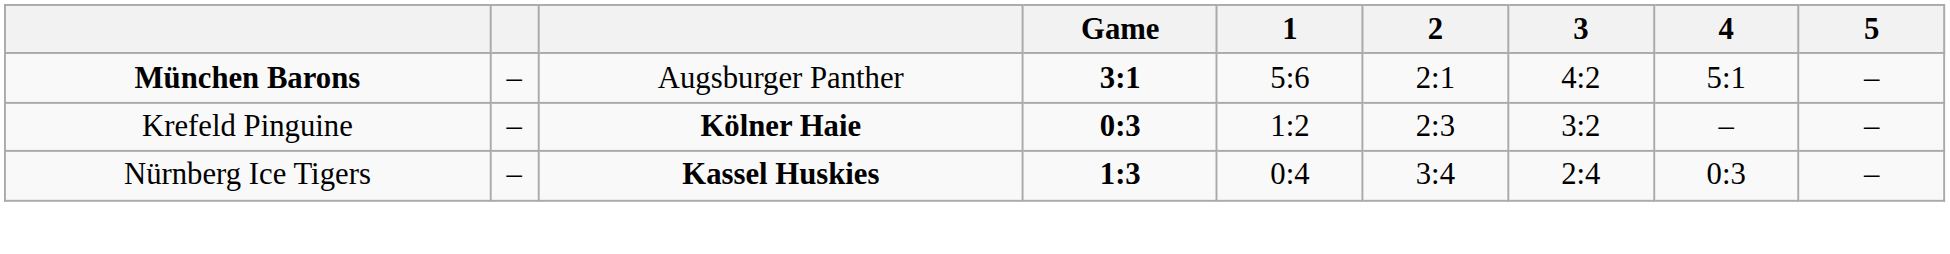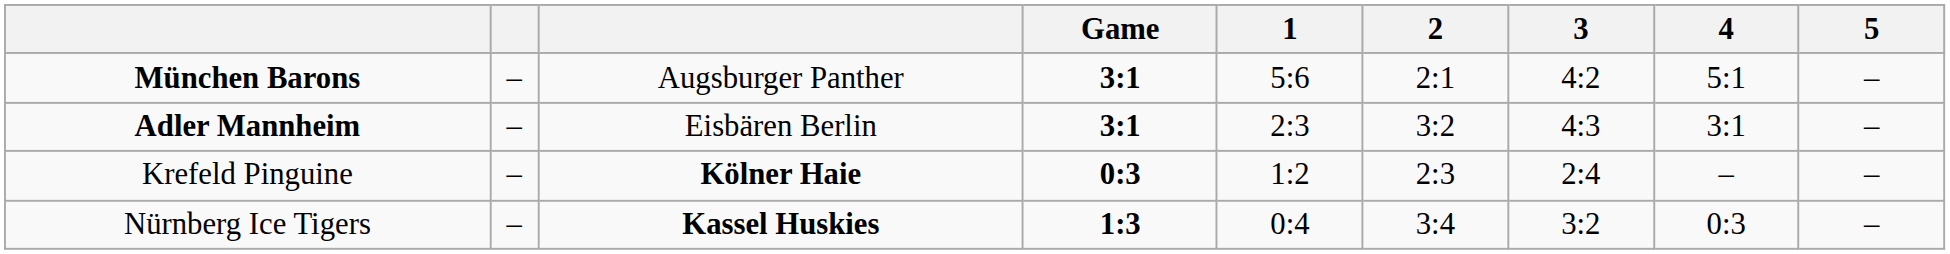+ row: (247, 126)
(1581, 126) 3:2 -> (1581, 175) 2:4
(1581, 175) 2:4 -> (1581, 223) 3:2
